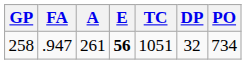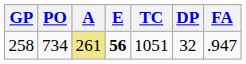columns swapped: (224, 18) <-> (57, 18)
(93, 45) no background -> (88, 45) khaki background
